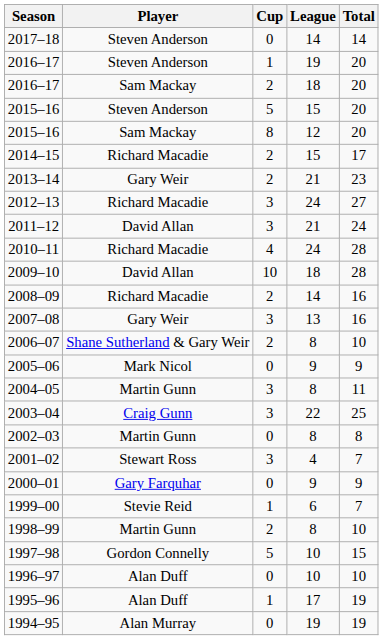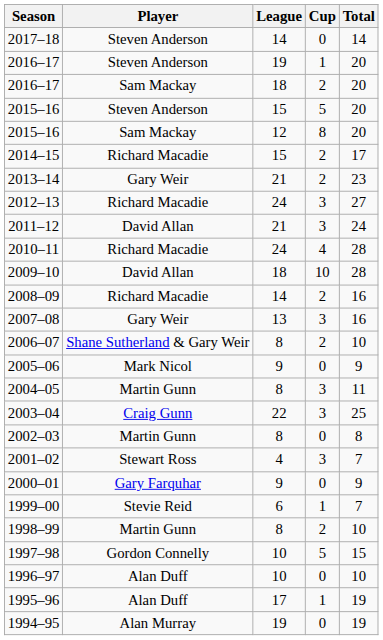columns swapped: (313, 16) <-> (270, 16)
